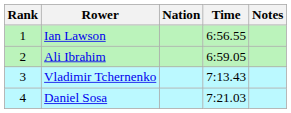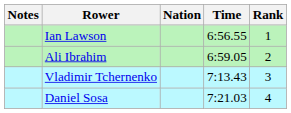columns swapped: (23, 14) <-> (268, 14)
